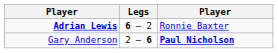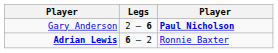rows swapped: (83, 40) <-> (85, 26)
